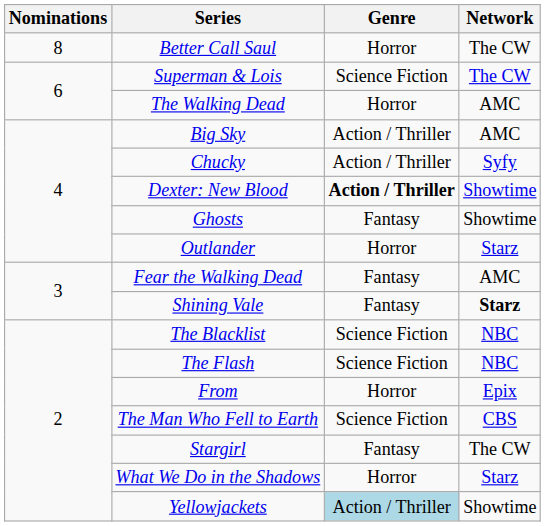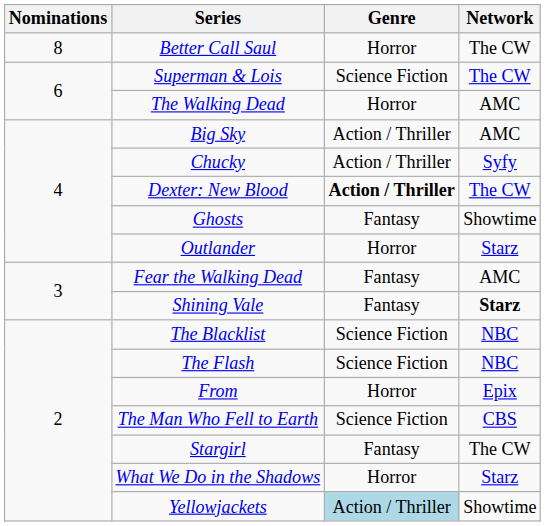(500, 190) Showtime -> (500, 190) The CW
